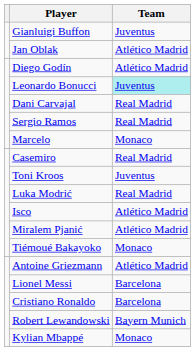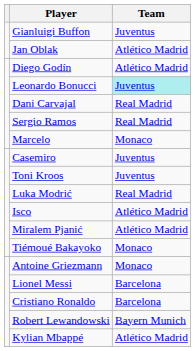(143, 157) Real Madrid -> (135, 157) Juventus
(151, 265) Atlético Madrid -> (134, 265) Monaco
(134, 337) Monaco -> (151, 337) Atlético Madrid
